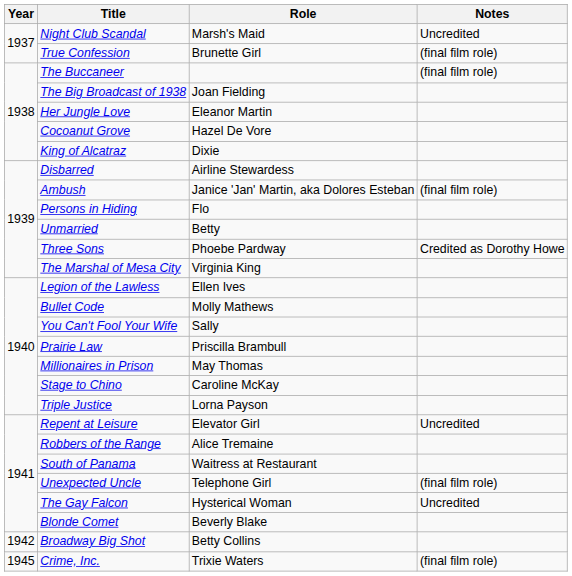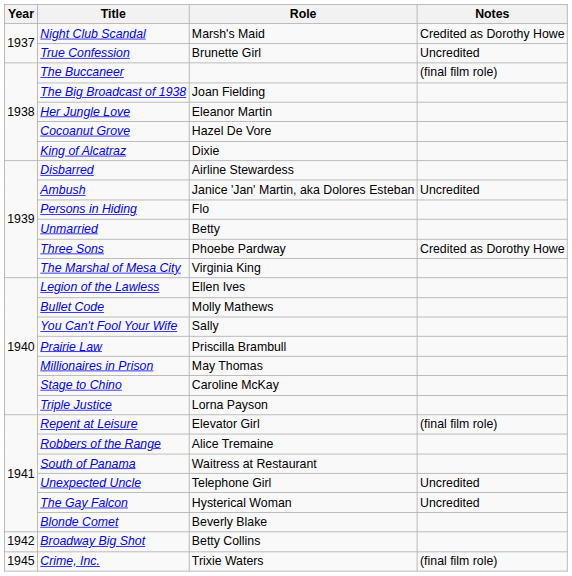(450, 33) Uncredited -> (492, 33) Credited as Dorothy Howe
(459, 53) (final film role) -> (450, 53) Uncredited
(459, 190) (final film role) -> (450, 190) Uncredited
(450, 424) Uncredited -> (459, 424) (final film role)
(459, 483) (final film role) -> (450, 483) Uncredited
